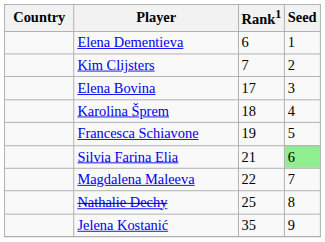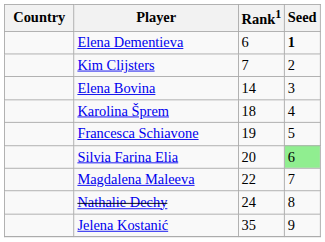(291, 42) normal -> (291, 42) bold
(249, 88) 17 -> (249, 88) 14
(249, 156) 21 -> (249, 156) 20
(249, 202) 25 -> (249, 202) 24
